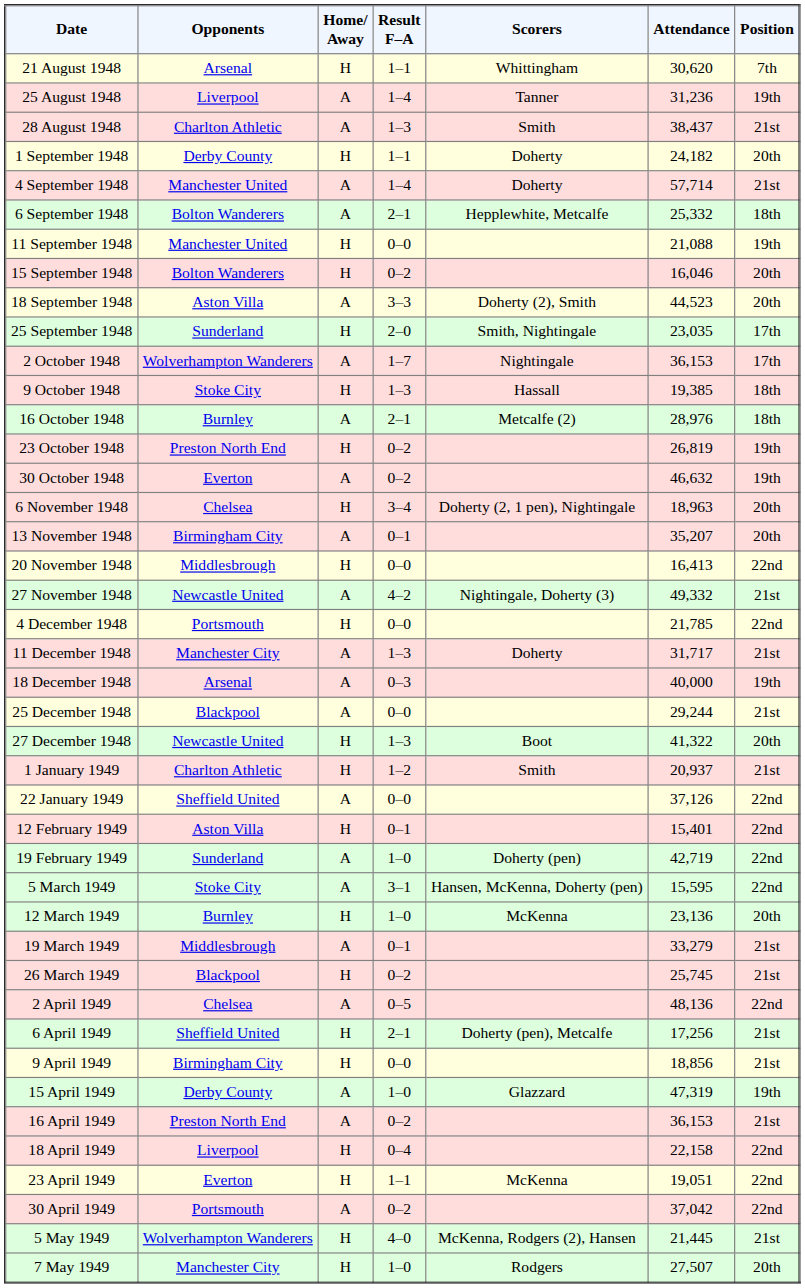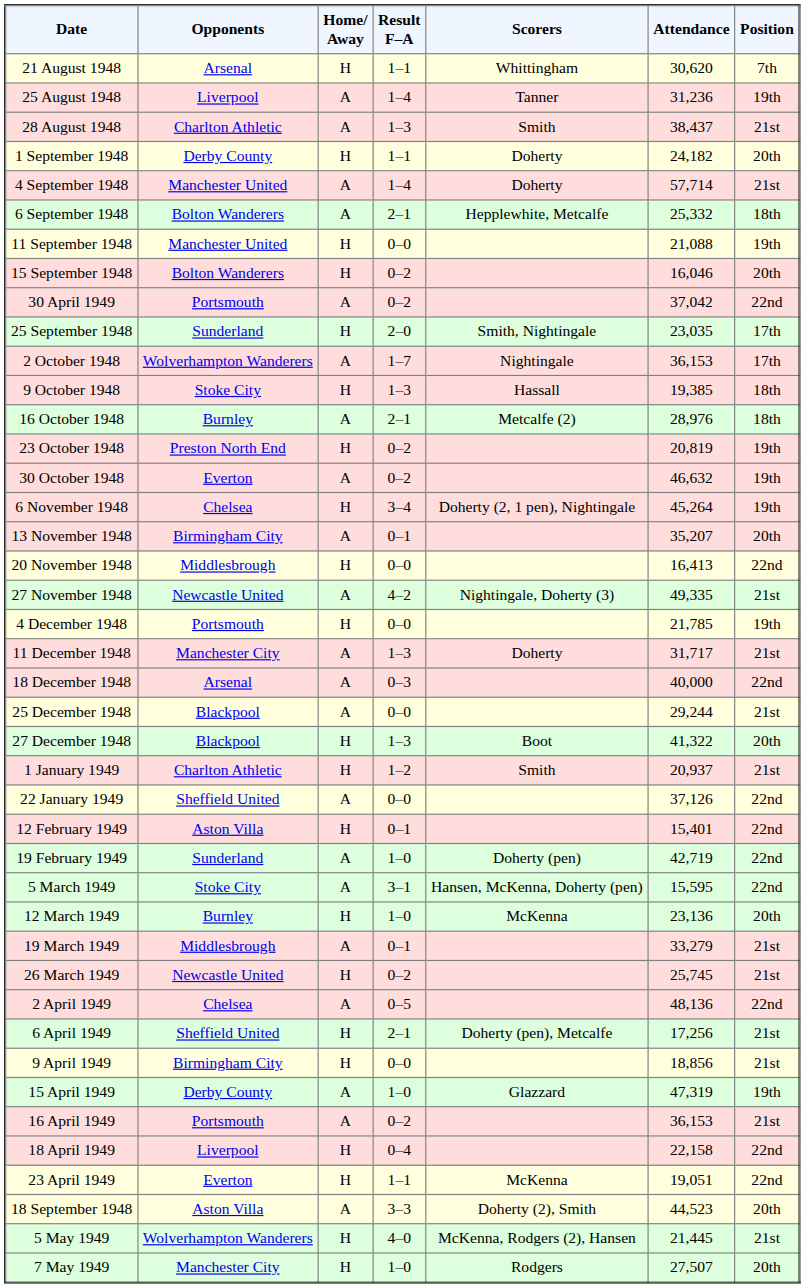rows swapped: (72, 302) <-> (72, 1209)
(691, 448) 26,819 -> (691, 448) 20,819
(691, 507) 18,963 -> (691, 507) 45,264
(767, 507) 20th -> (767, 507) 19th
(691, 594) 49,332 -> (691, 594) 49,335
(767, 624) 22nd -> (767, 624) 19th
(767, 682) 19th -> (767, 682) 22nd
(228, 741) Newcastle United -> (228, 741) Blackpool
(228, 975) Blackpool -> (228, 975) Newcastle United
(228, 1121) Preston North End -> (228, 1121) Portsmouth
